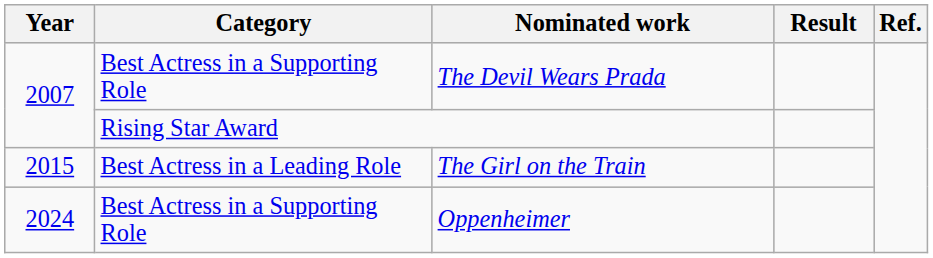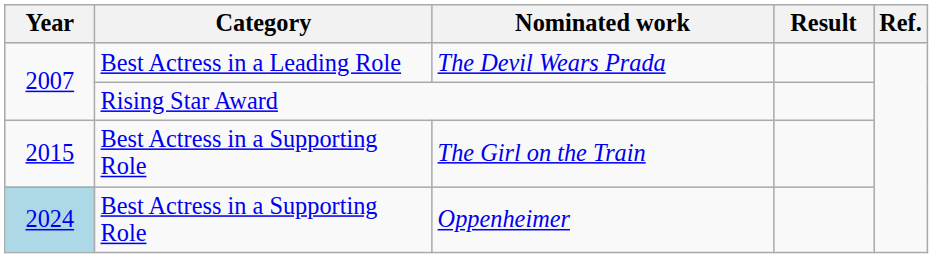(239, 76) Best Actress in a Supporting Role -> (251, 62) Best Actress in a Leading Role
(251, 166) Best Actress in a Leading Role -> (239, 153) Best Actress in a Supporting Role
(50, 219) no background -> (50, 219) lightblue background
